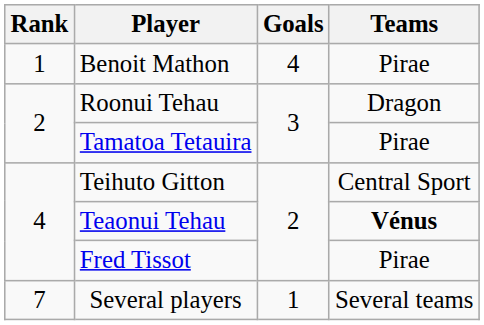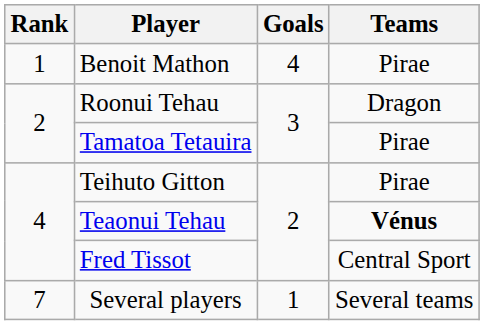(404, 181) Central Sport -> (404, 181) Pirae
(404, 260) Pirae -> (404, 260) Central Sport
